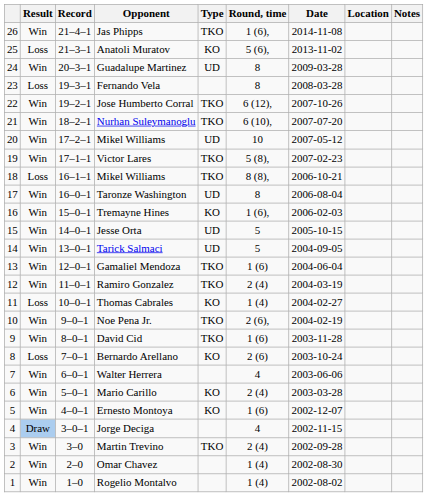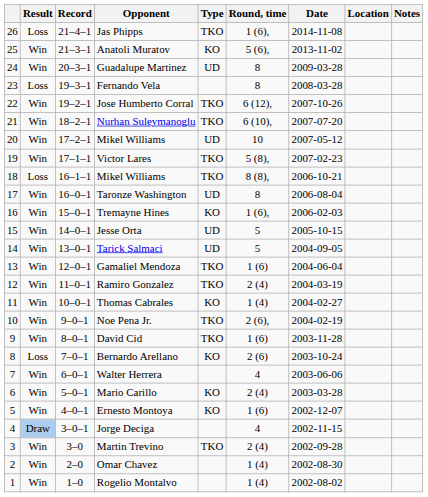(38, 31) Win -> (38, 31) Loss
(38, 49) Loss -> (38, 49) Win
(38, 302) Loss -> (38, 302) Win
